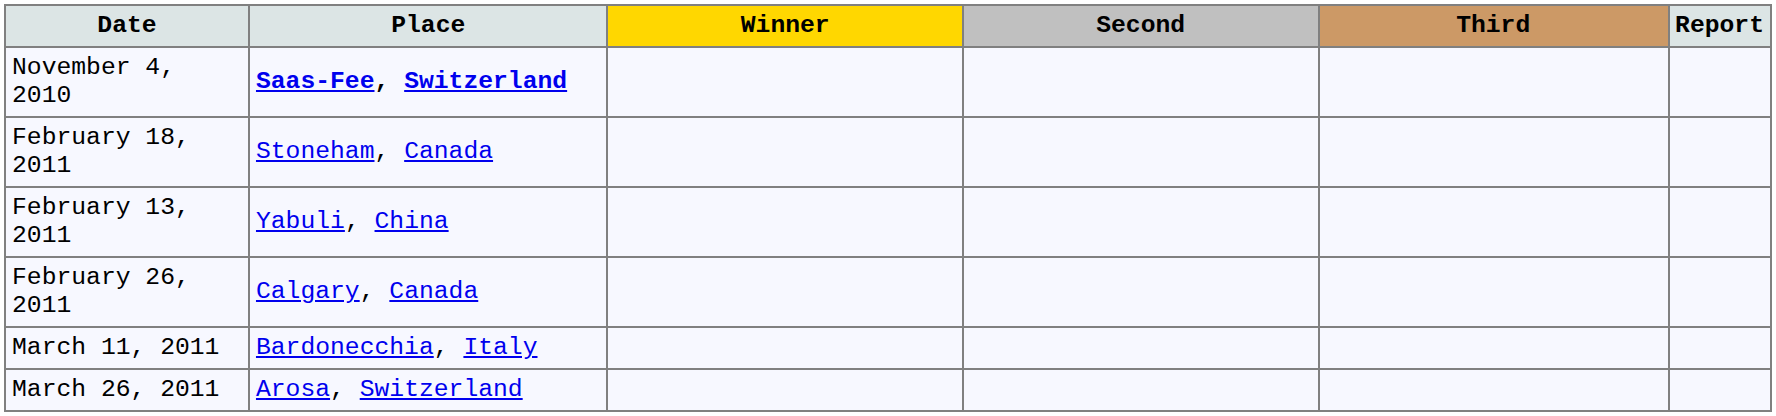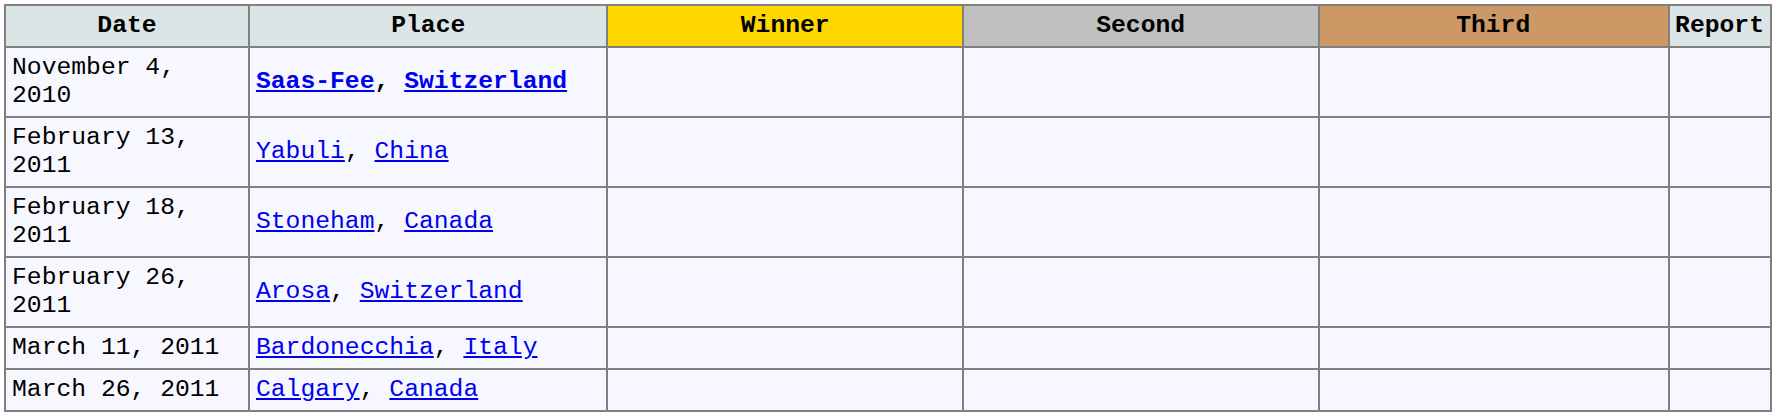rows swapped: (101, 222) <-> (101, 152)
(367, 292) Calgary, Canada -> (389, 292) Arosa, Switzerland
(389, 390) Arosa, Switzerland -> (367, 390) Calgary, Canada
